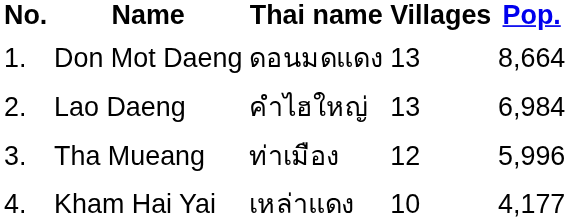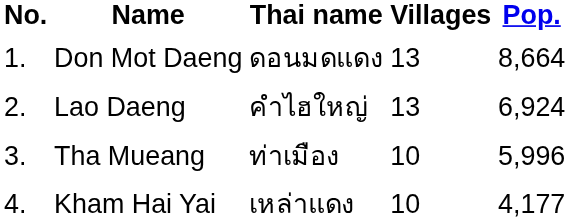(532, 106) 6,984 -> (532, 106) 6,924
(405, 155) 12 -> (405, 155) 10
